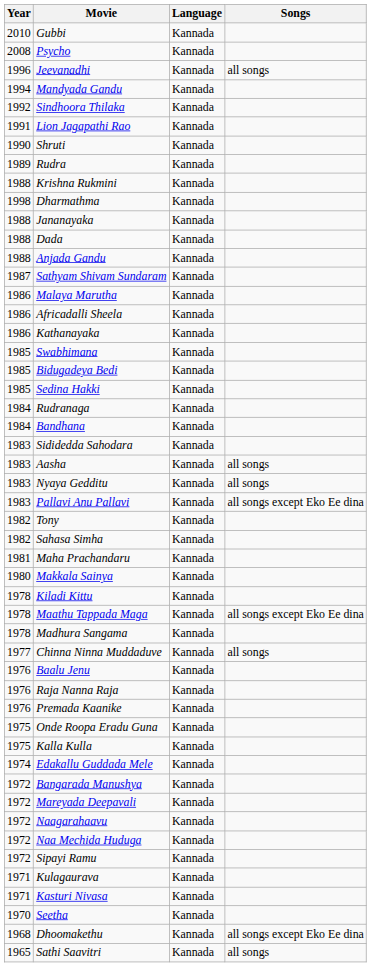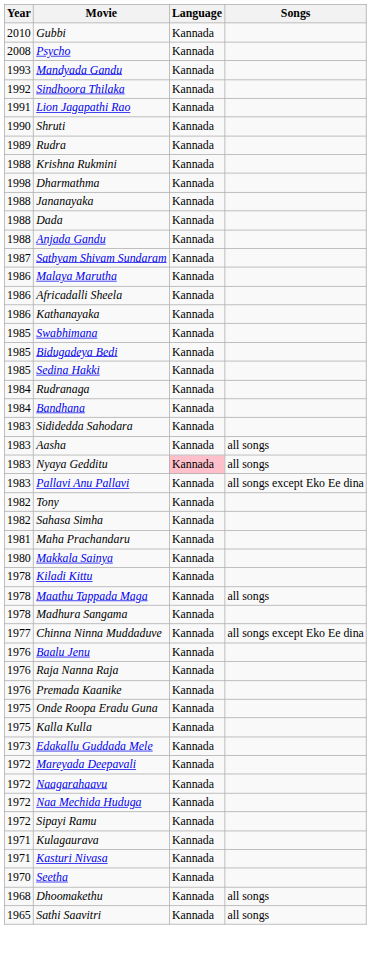- row: (63, 70)
(19, 88) 1994 -> (19, 70) 1993
(193, 483) no background -> (193, 464) pink background
(296, 614) all songs except Eko Ee dina -> (248, 595) all songs
(248, 652) all songs -> (296, 633) all songs except Eko Ee dina
(19, 764) 1974 -> (19, 746) 1973
- row: (89, 783)
(296, 933) all songs except Eko Ee dina -> (248, 896) all songs
